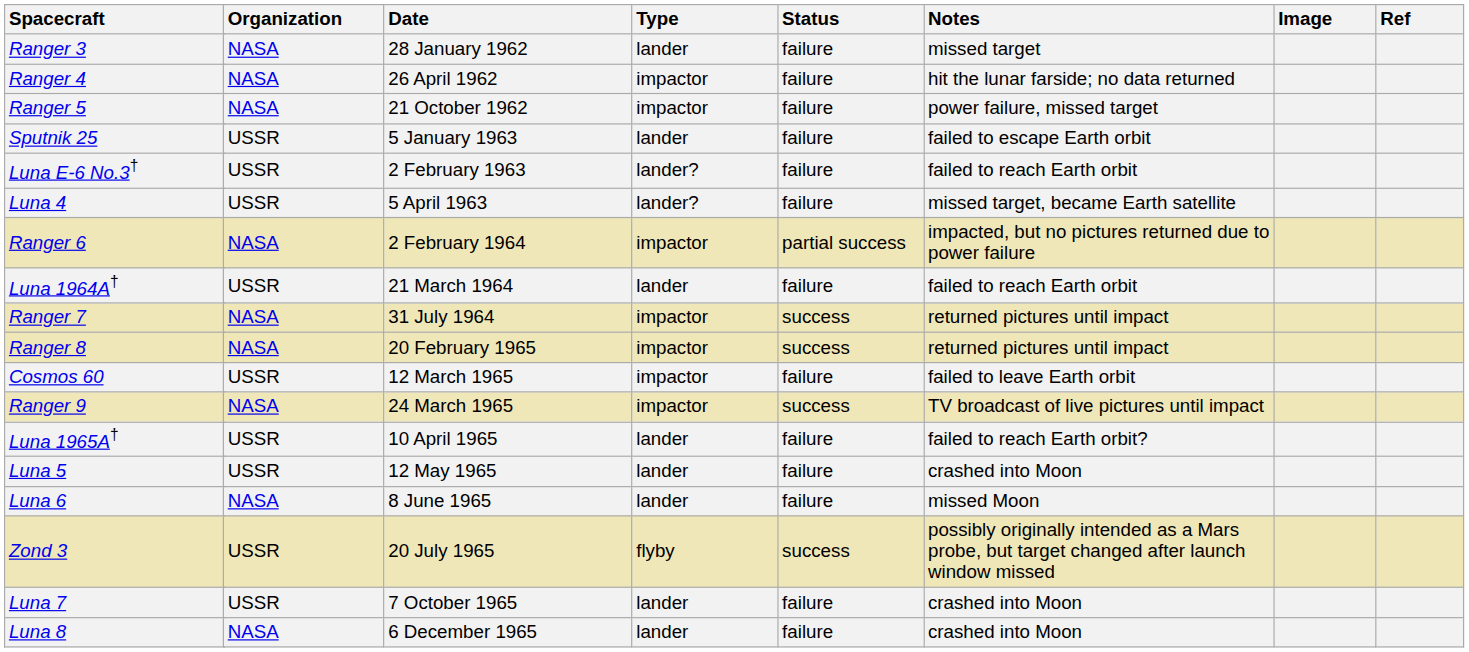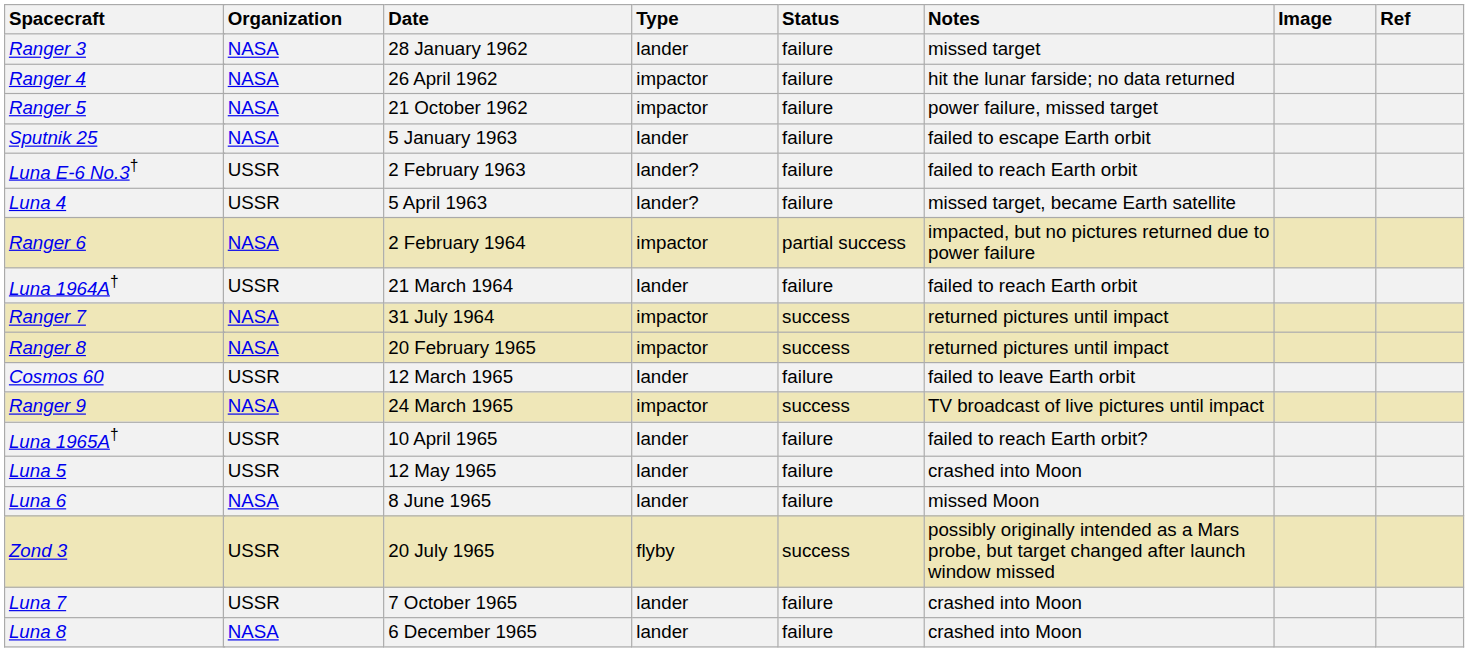(254, 138) USSR -> (253, 138) NASA
(672, 377) impactor -> (662, 377) lander
